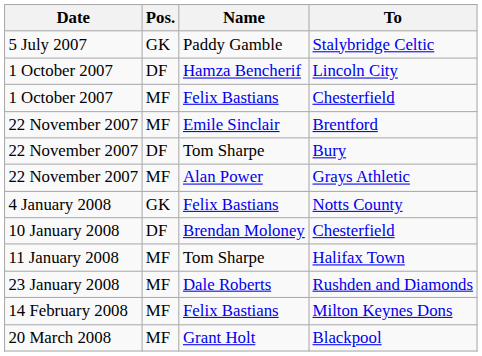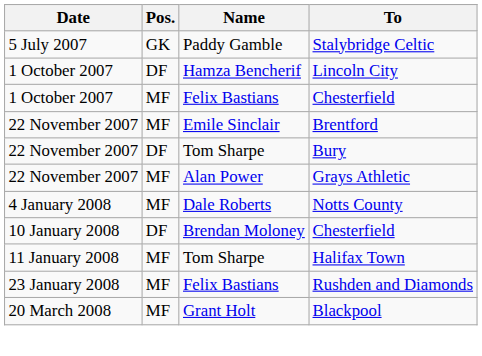(158, 204) GK -> (158, 204) MF
(231, 204) Felix Bastians -> (227, 204) Dale Roberts
(227, 284) Dale Roberts -> (231, 284) Felix Bastians
- row: (68, 310)
